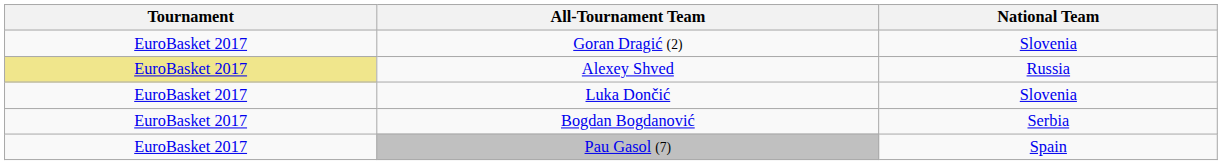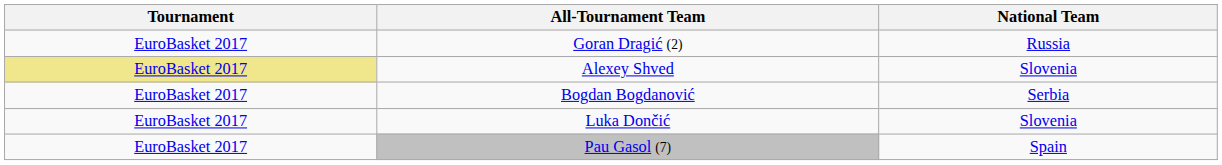(1048, 43) Slovenia -> (1048, 43) Russia
(1048, 69) Russia -> (1048, 69) Slovenia
rows swapped: (628, 120) <-> (628, 95)
